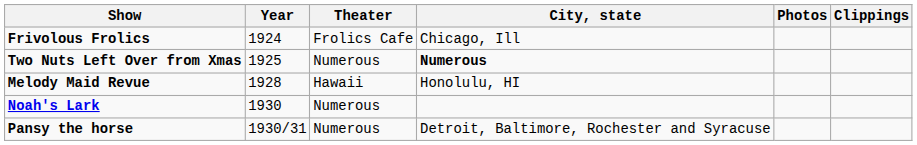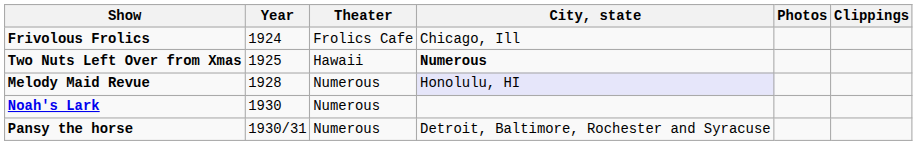(347, 61) Numerous -> (338, 61) Hawaii
(338, 84) Hawaii -> (347, 84) Numerous
(470, 84) no background -> (470, 84) lavender background
